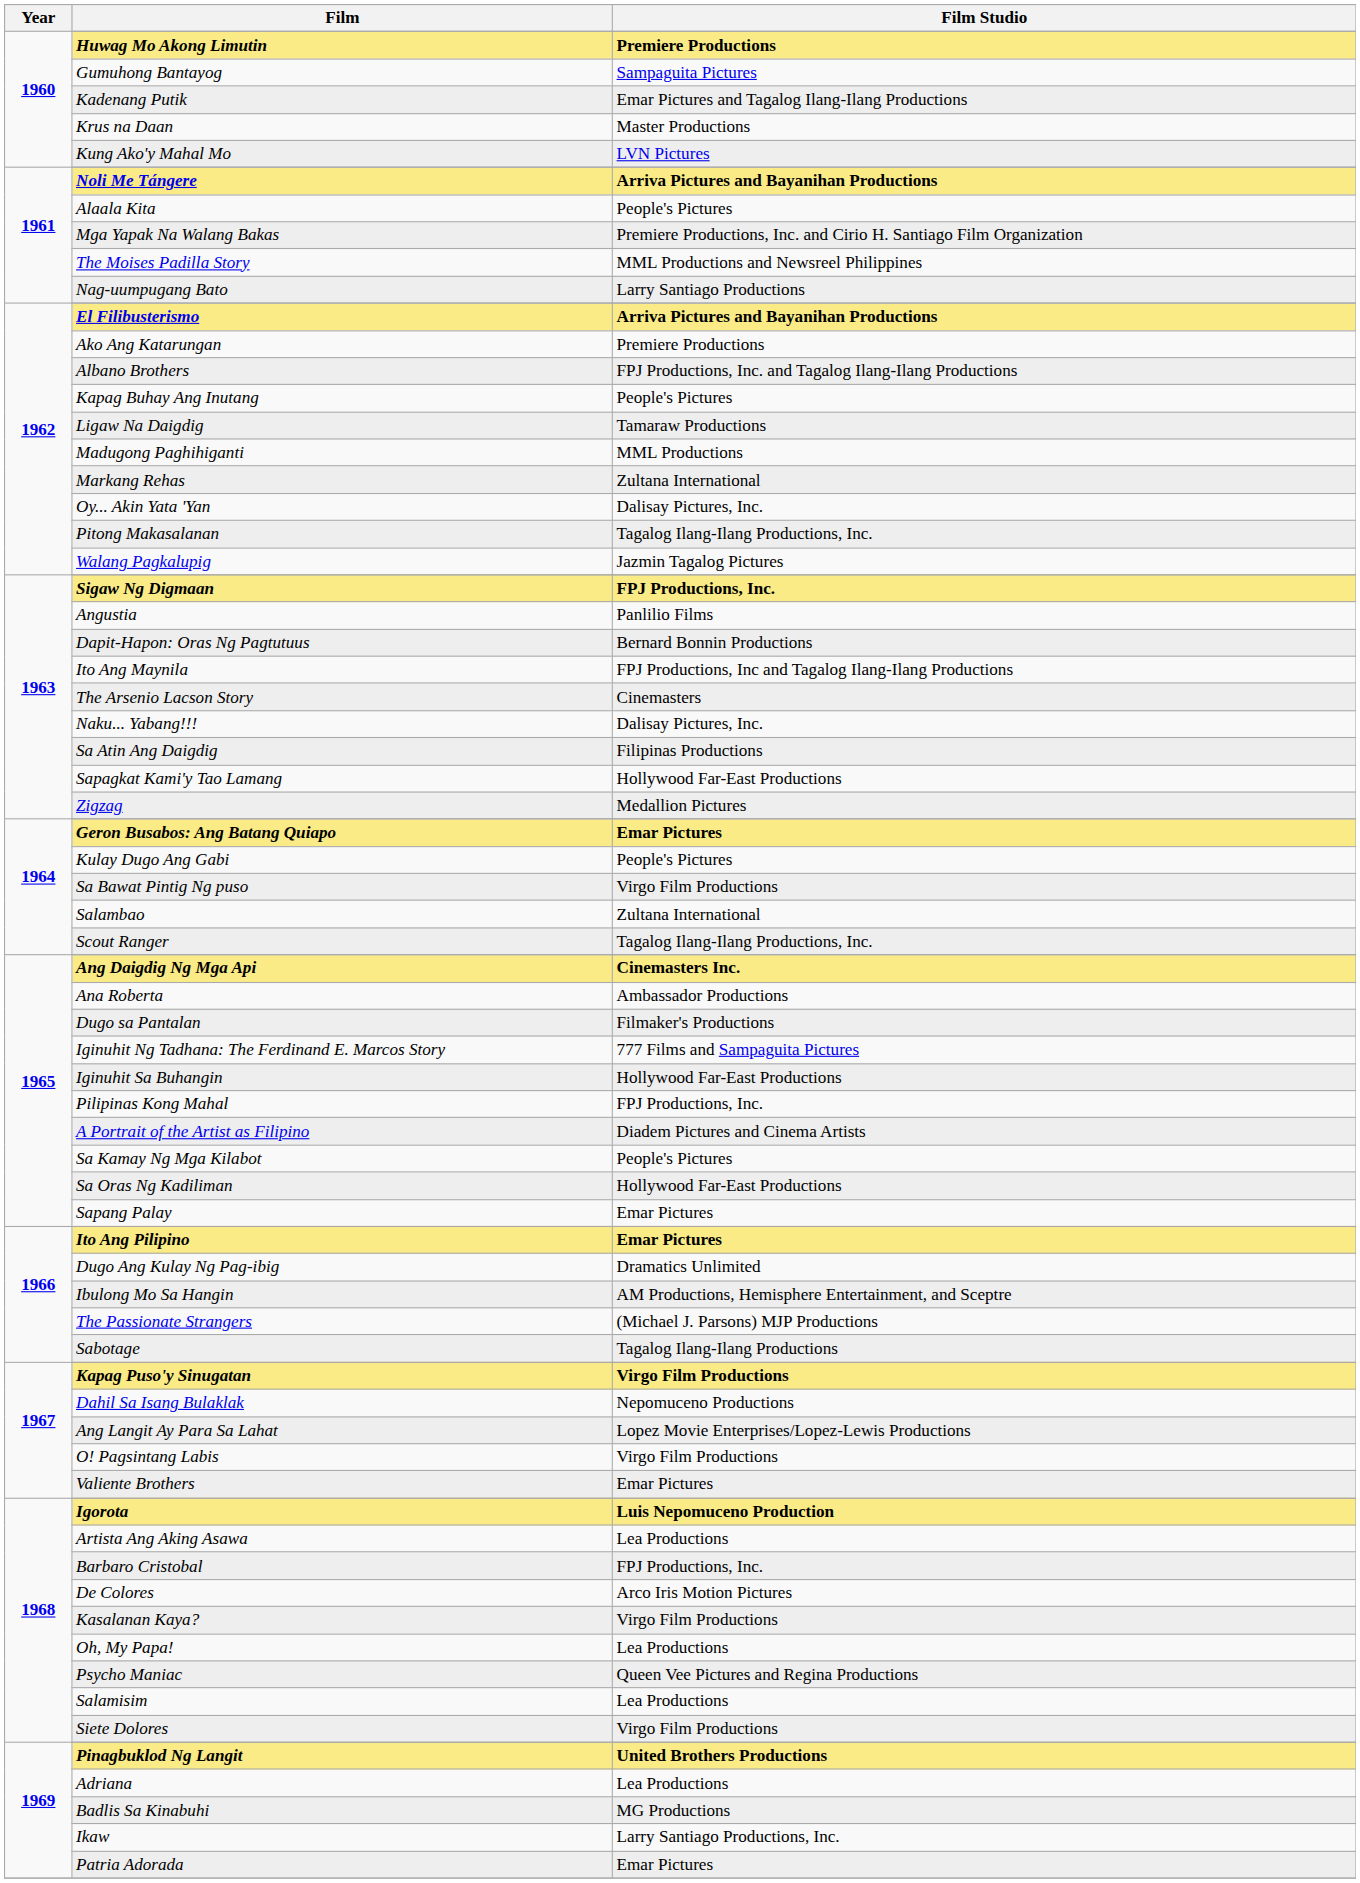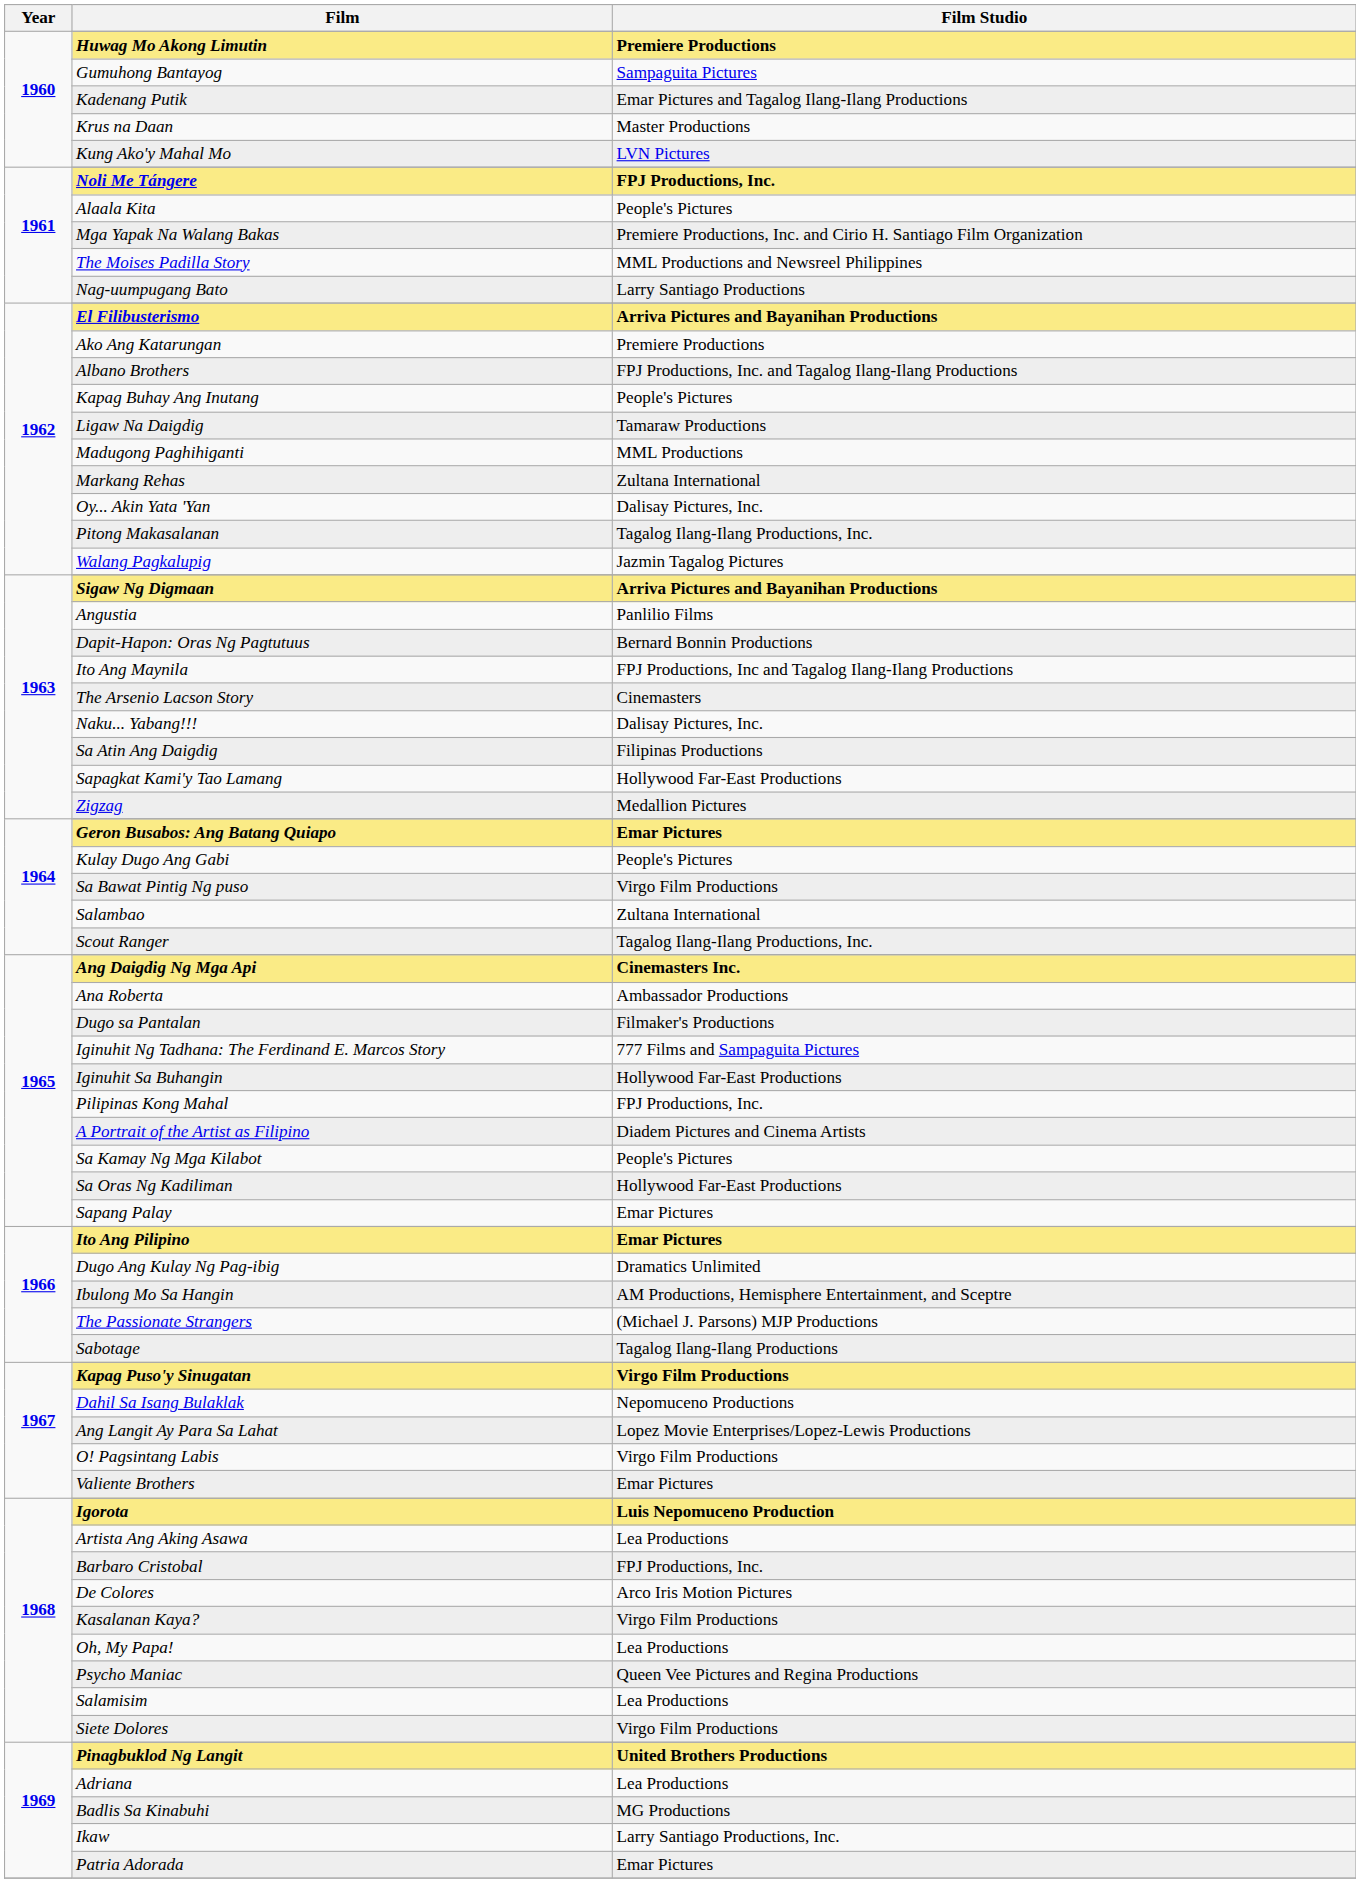(777, 180) Arriva Pictures and Bayanihan Productions -> (696, 180) FPJ Productions, Inc.
(696, 588) FPJ Productions, Inc. -> (777, 588) Arriva Pictures and Bayanihan Productions
